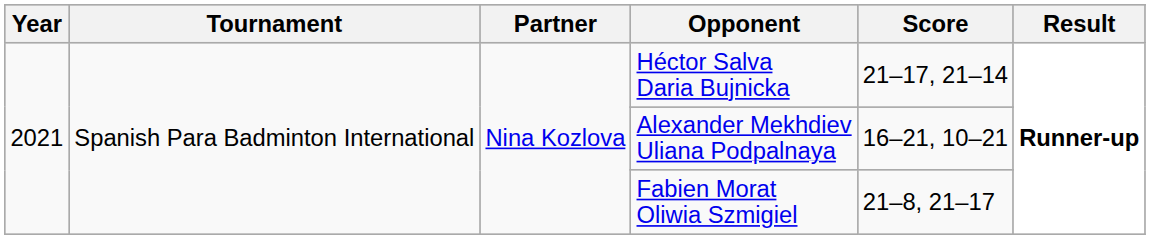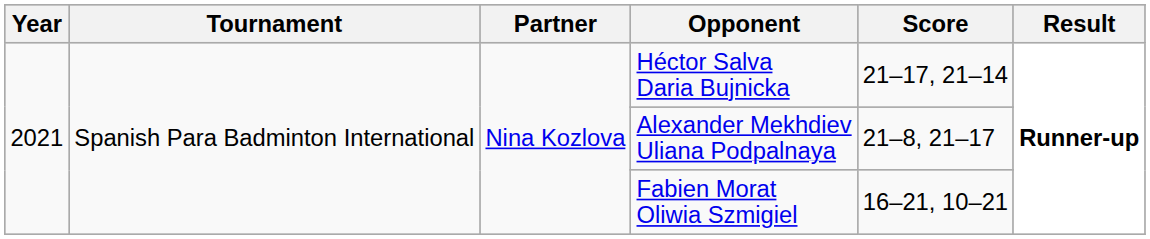(935, 139) 16–21, 10–21 -> (929, 139) 21–8, 21–17
(929, 203) 21–8, 21–17 -> (935, 203) 16–21, 10–21
